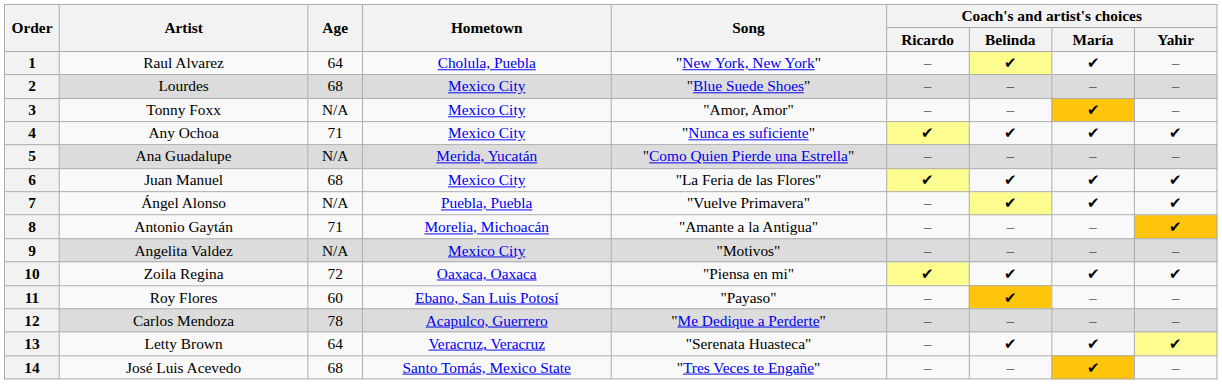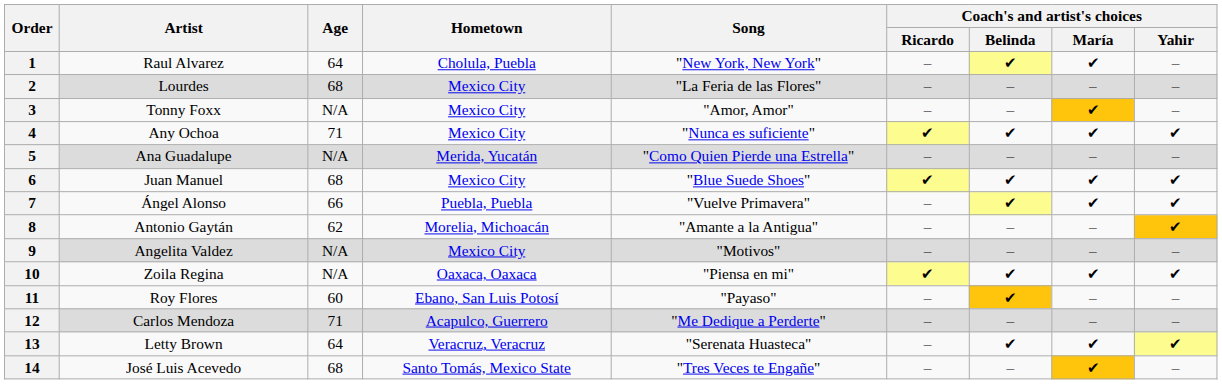(749, 86) "Blue Suede Shoes" -> (748, 86) "La Feria de las Flores"
(748, 180) "La Feria de las Flores" -> (749, 180) "Blue Suede Shoes"
(335, 203) N/A -> (335, 203) 66
(335, 227) 71 -> (335, 227) 62
(335, 274) 72 -> (335, 274) N/A
(335, 320) 78 -> (335, 320) 71
